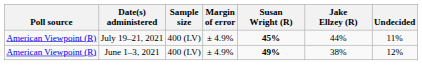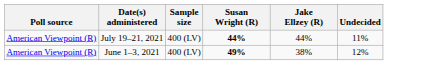- column: (220, 17)
(271, 38) 45% -> (237, 38) 44%
